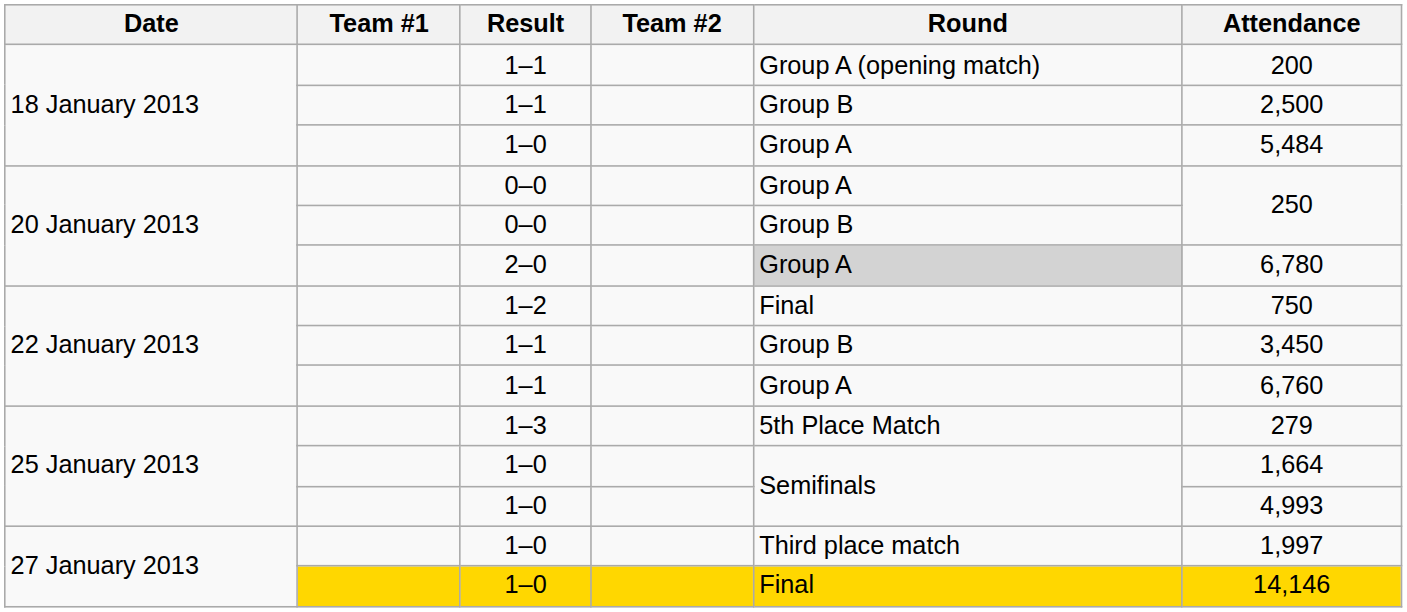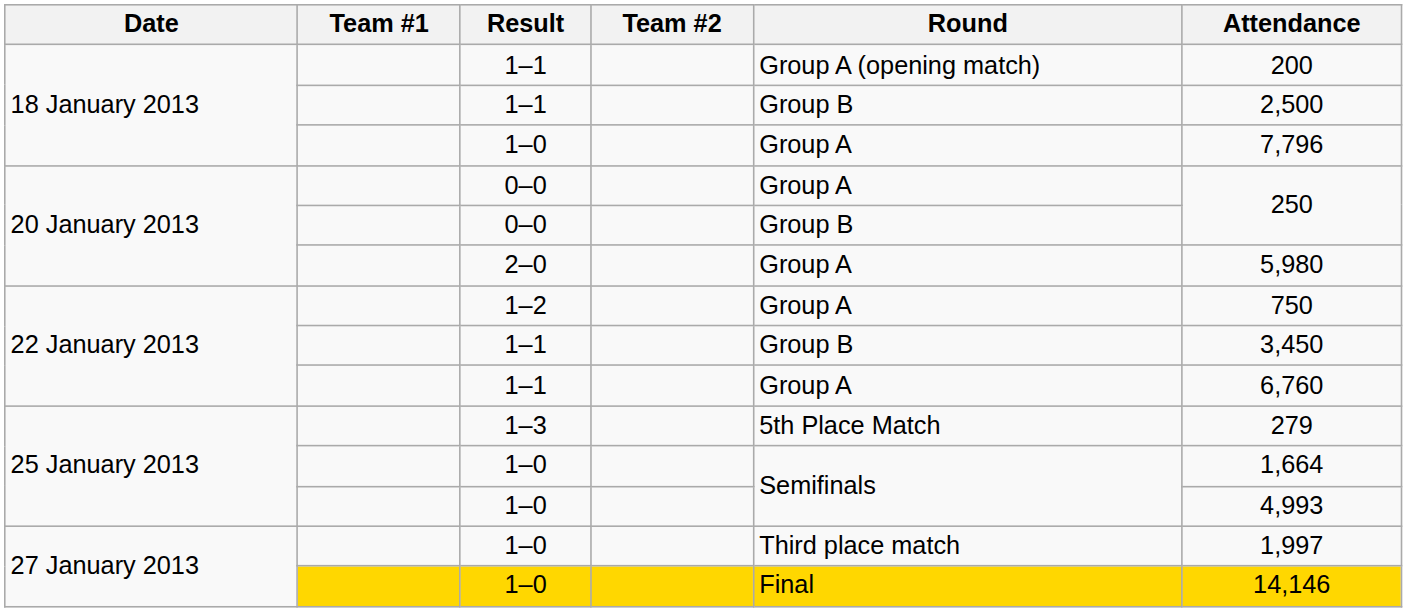(1292, 144) 5,484 -> (1292, 144) 7,796
(806, 265) lightgrey background -> (806, 265) no background
(1292, 265) 6,780 -> (1292, 265) 5,980
(787, 305) Final -> (806, 305) Group A
